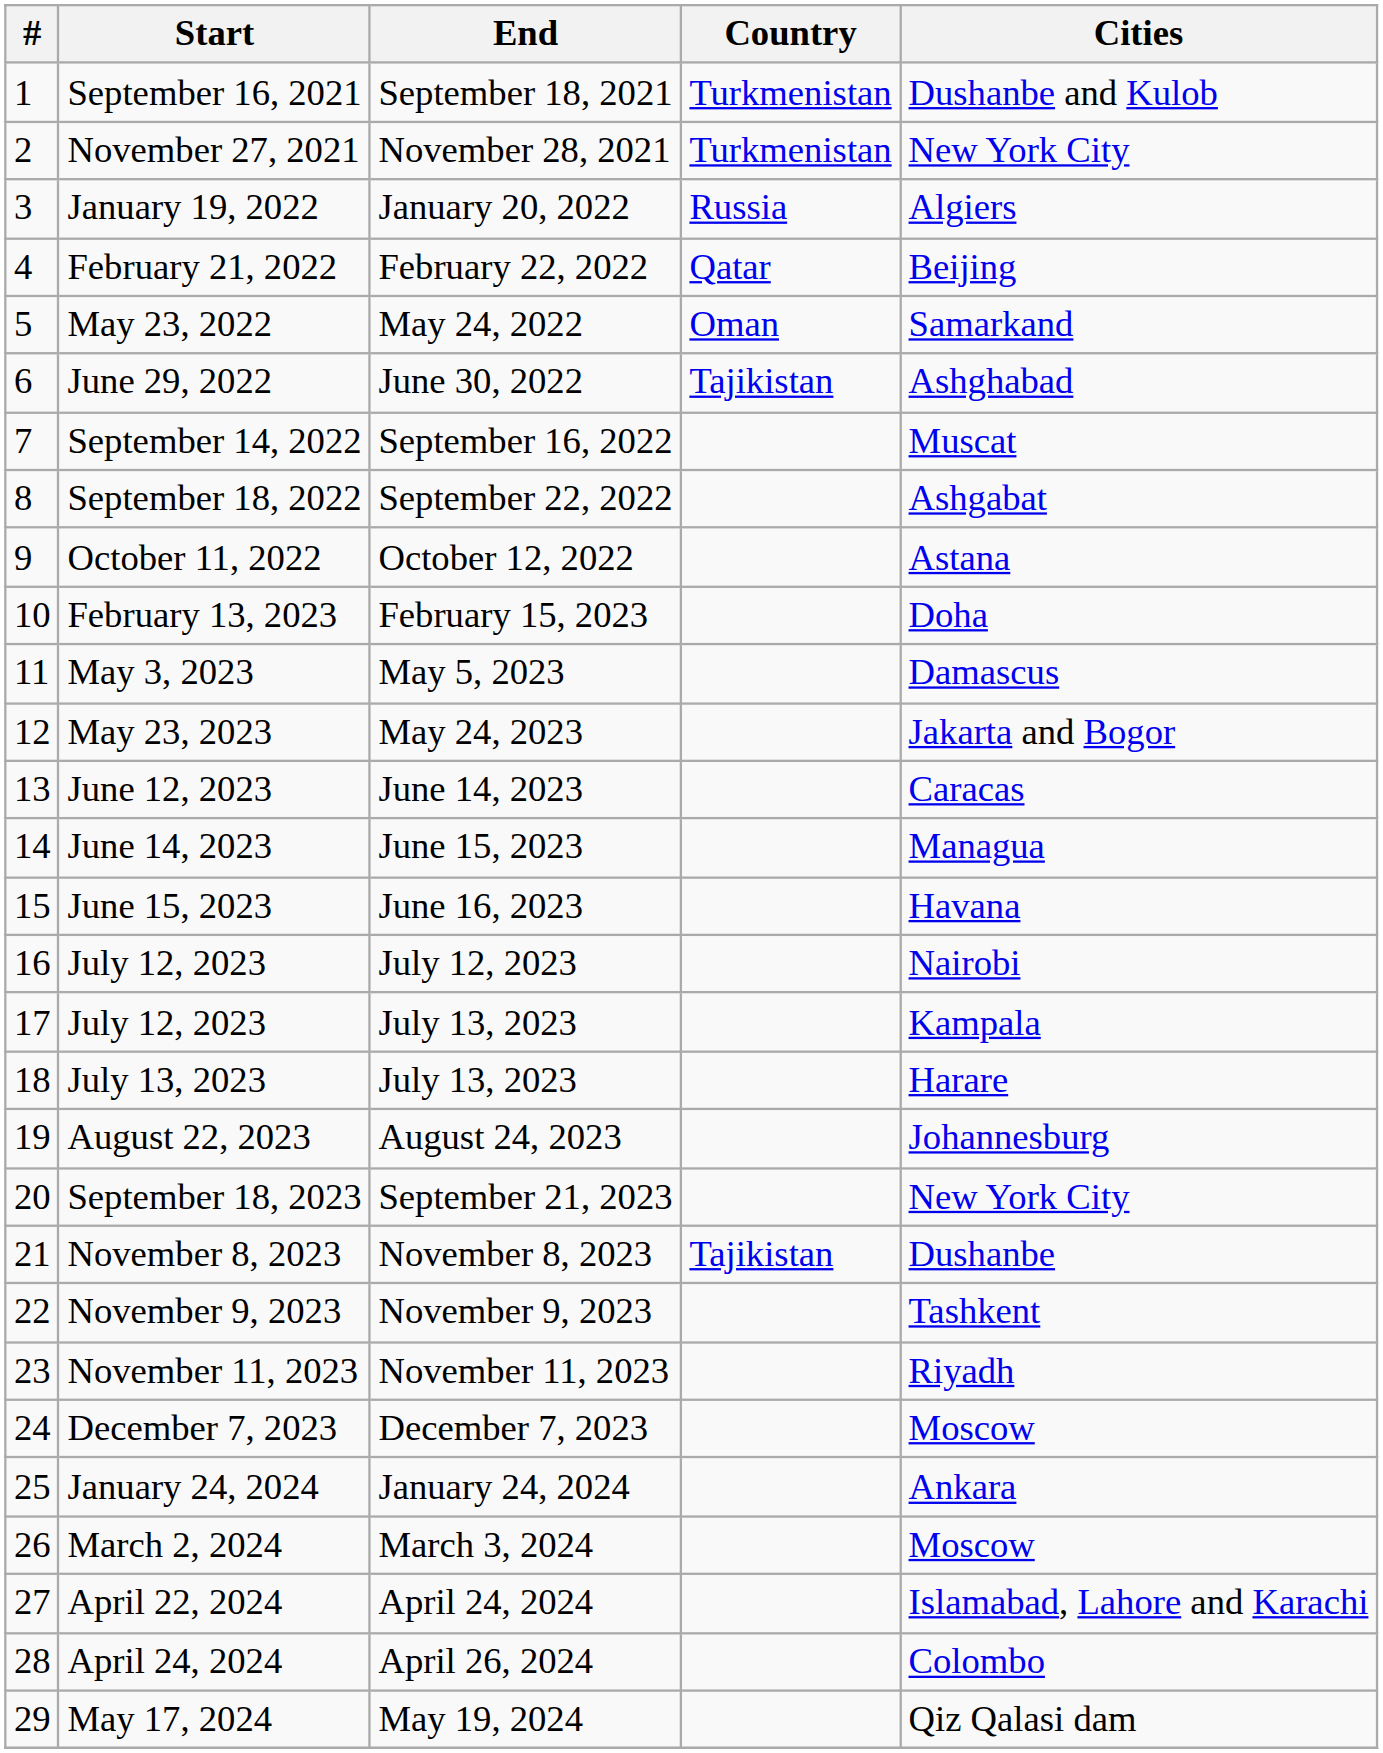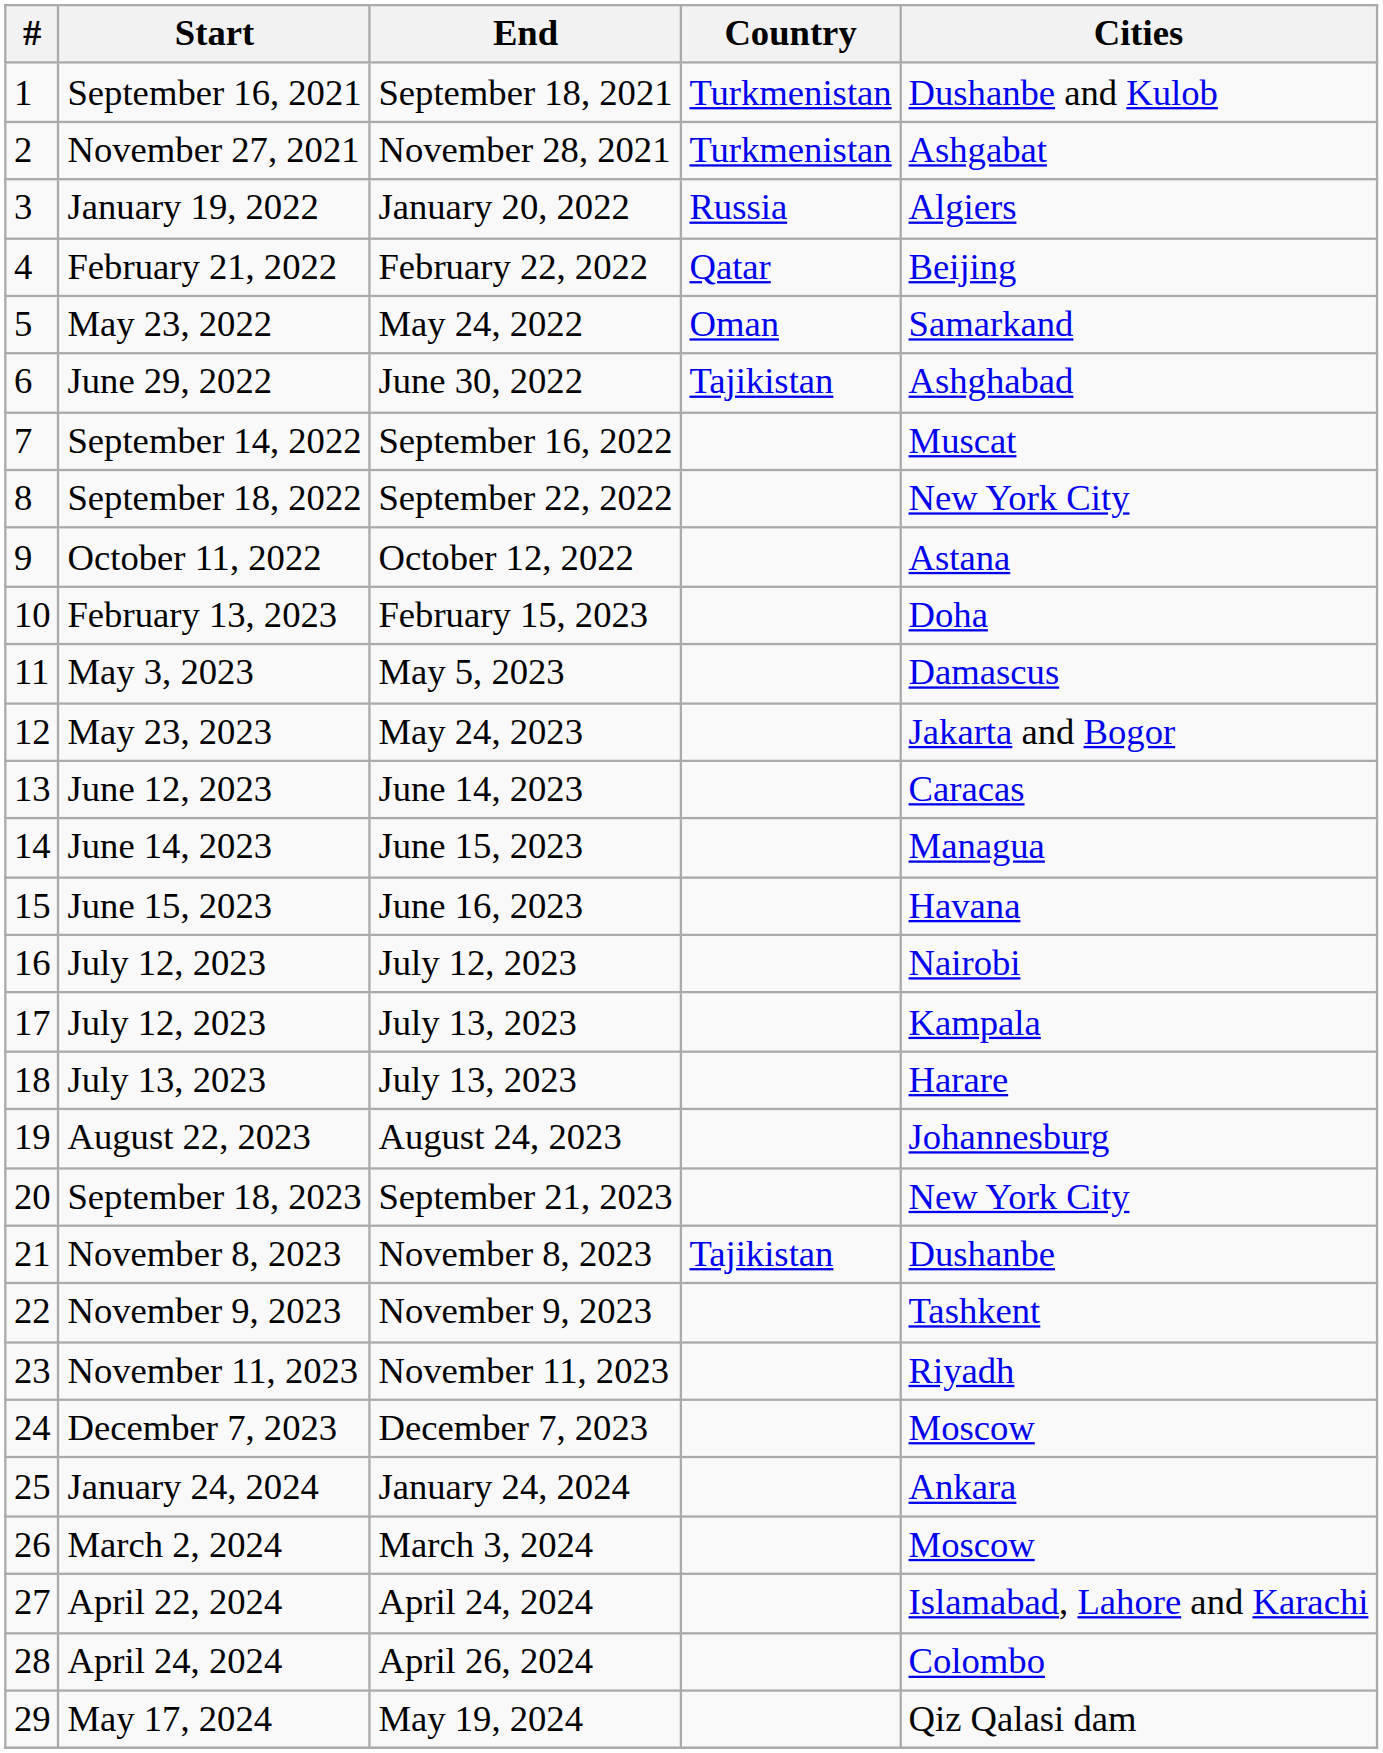(1019, 149) New York City -> (978, 149) Ashgabat
(978, 498) Ashgabat -> (1019, 498) New York City
